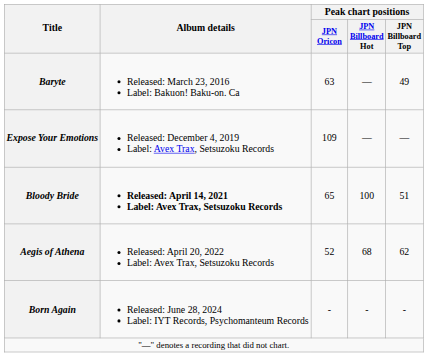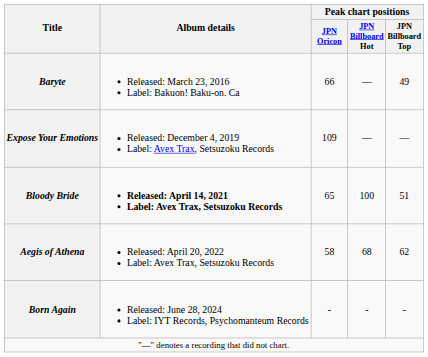(329, 81) 63 -> (329, 81) 66
(329, 252) 52 -> (329, 252) 58
